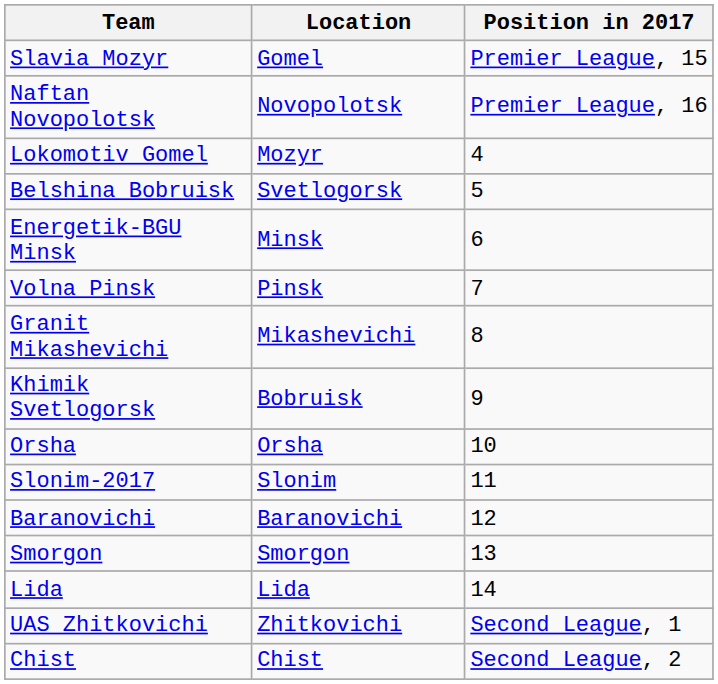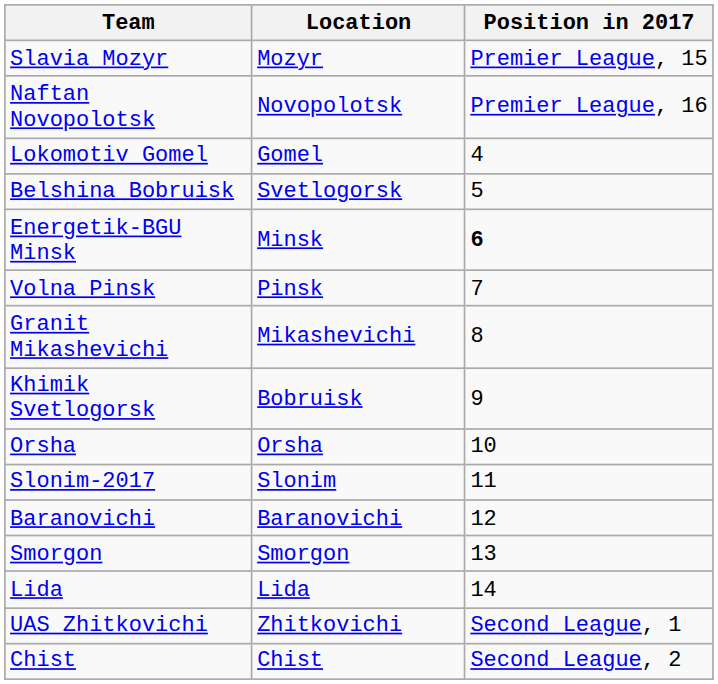(290, 59) Gomel -> (290, 59) Mozyr
(290, 156) Mozyr -> (290, 156) Gomel
(477, 240) normal -> (477, 240) bold
